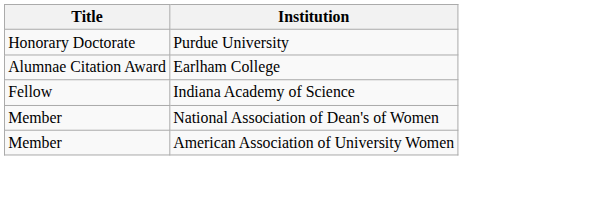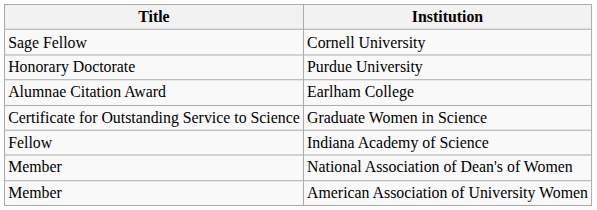+ row: (366, 42)
+ row: (397, 117)
